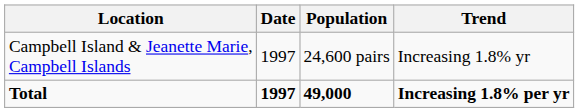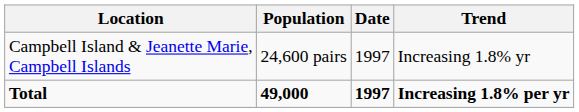columns swapped: (347, 18) <-> (278, 18)
